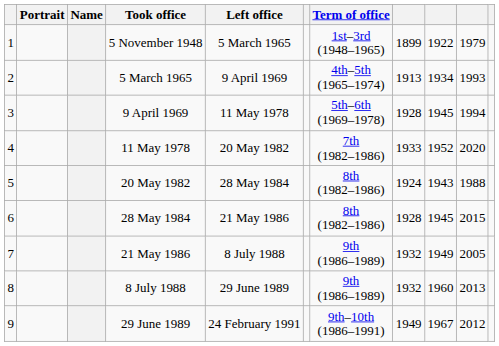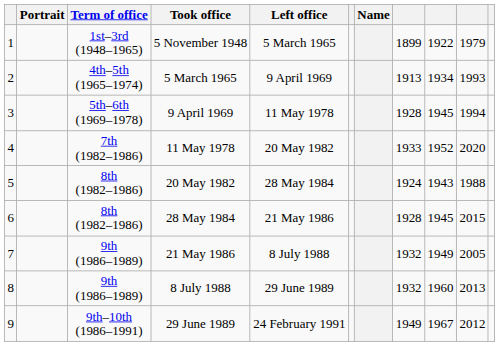columns swapped: (87, 14) <-> (351, 14)
